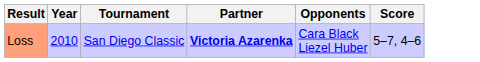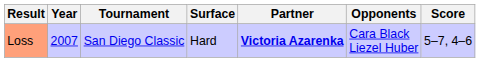+ column: (213, 14)
(64, 40) 2010 -> (64, 40) 2007
